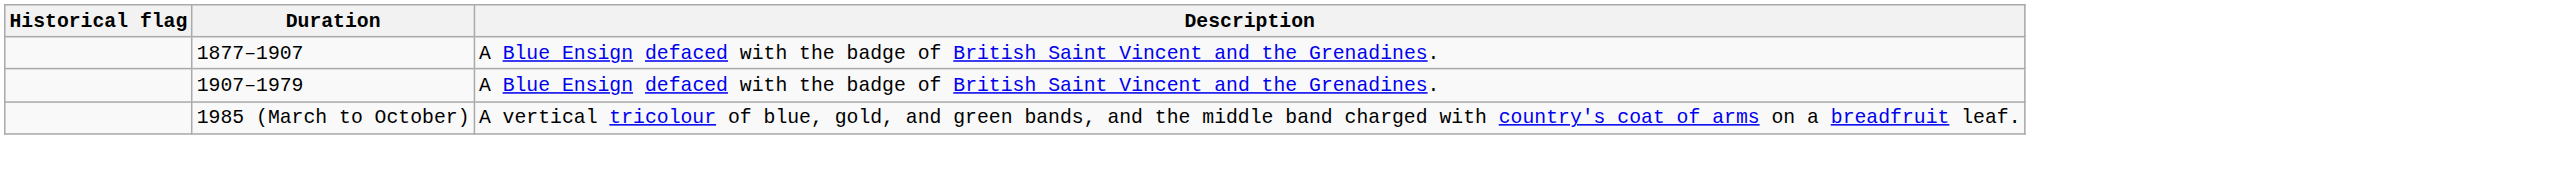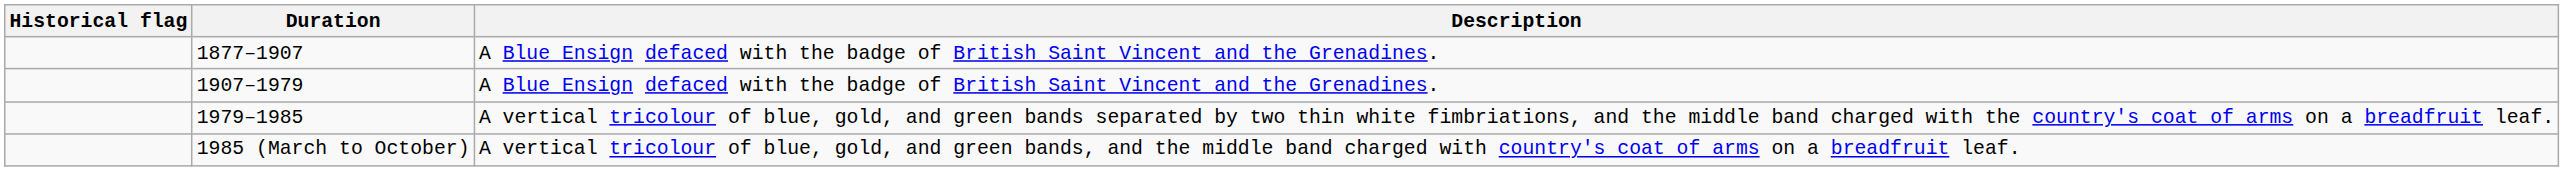+ row: (250, 117)
